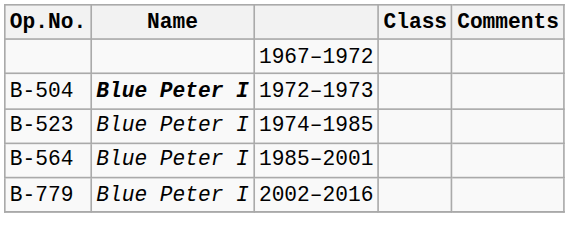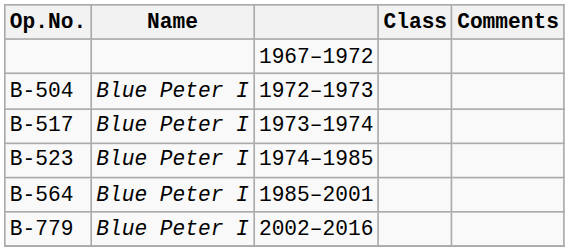(173, 91) bold -> (173, 91) normal
+ row: (42, 126)
